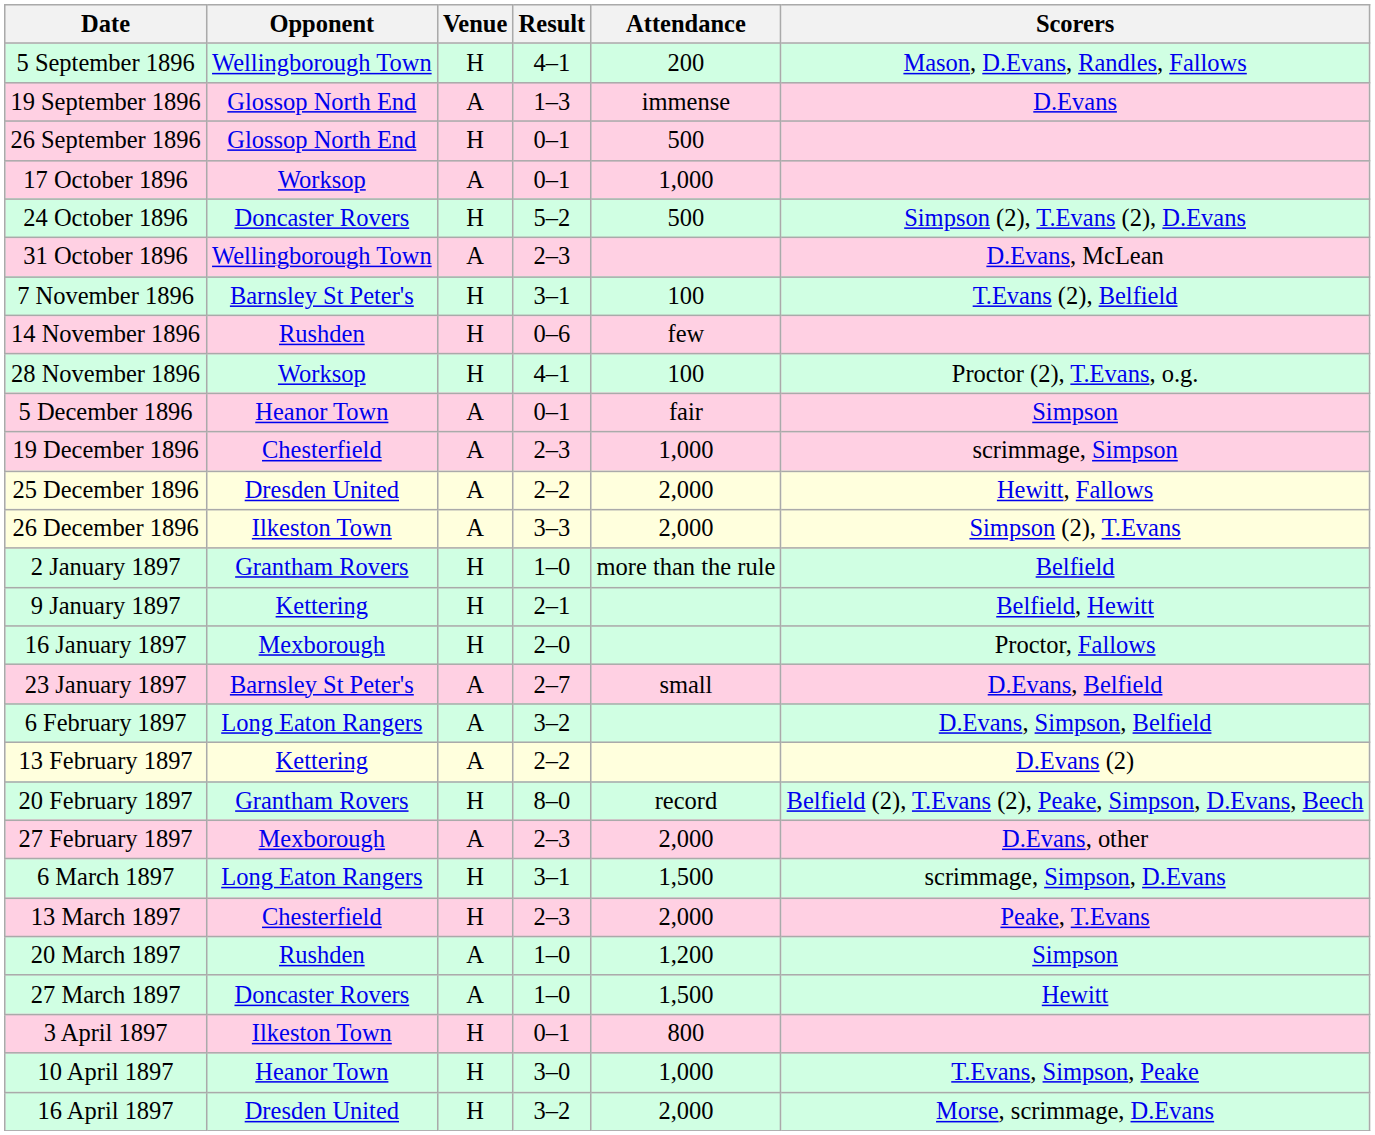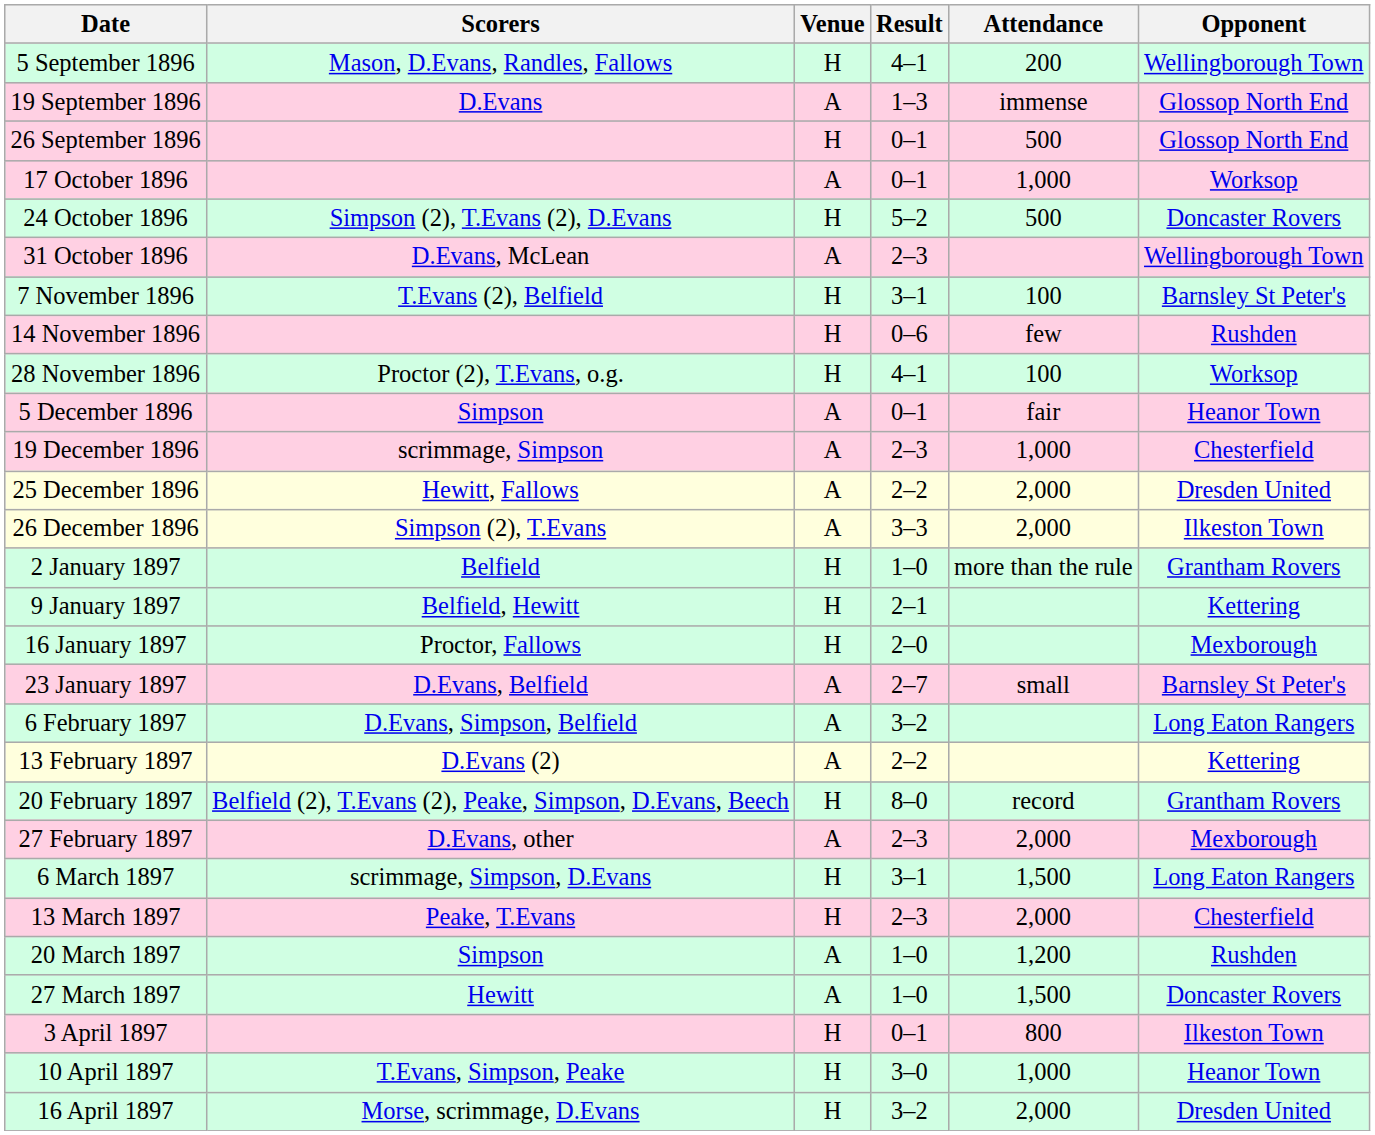columns swapped: (322, 23) <-> (1075, 23)
